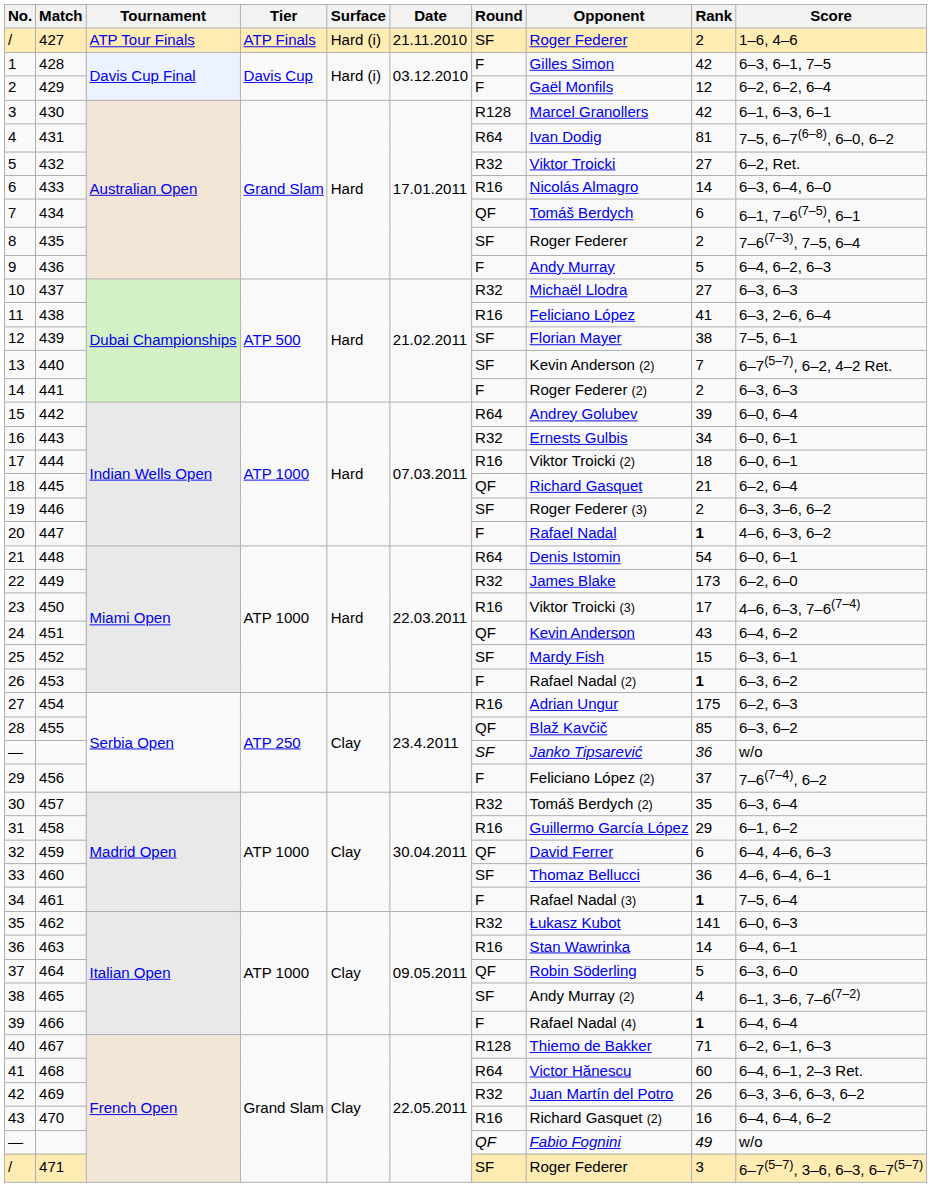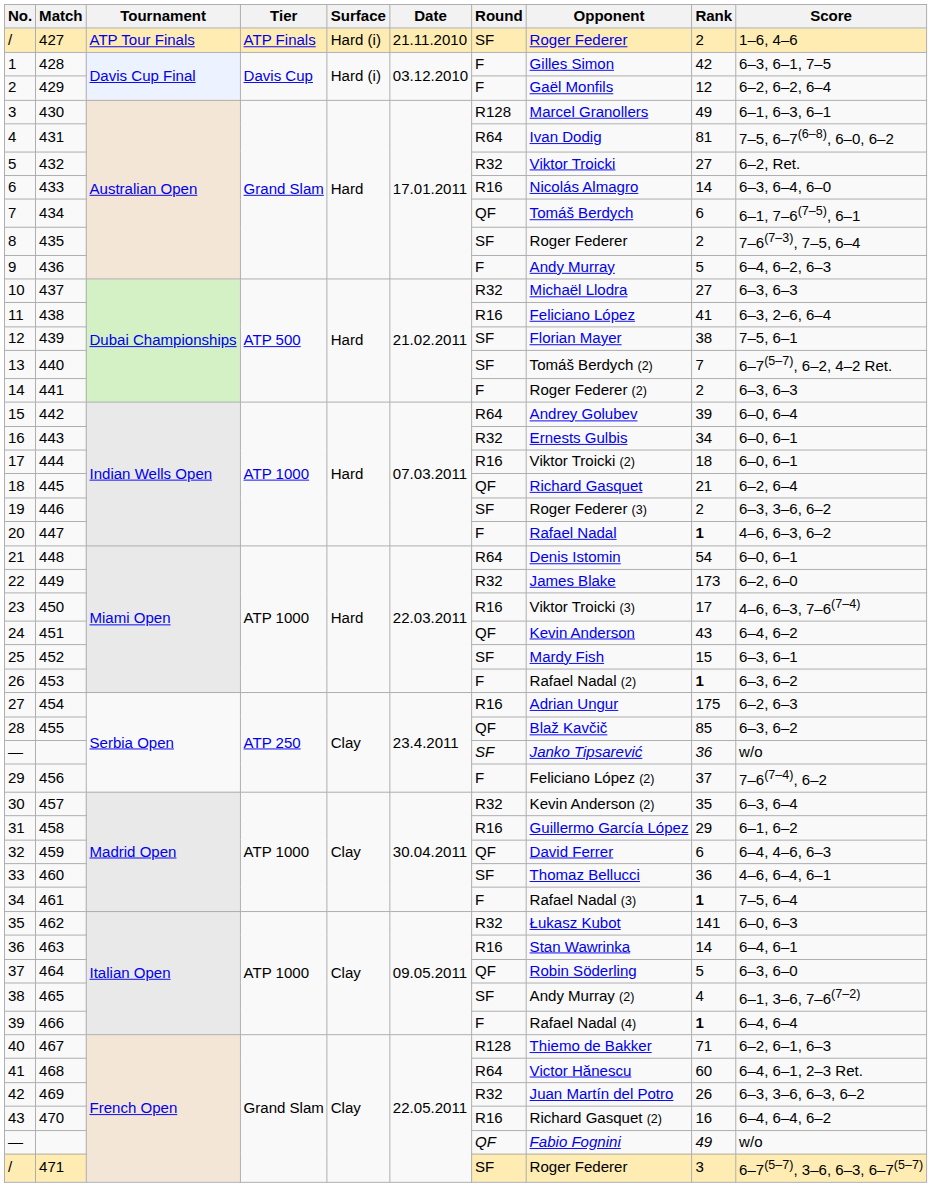(704, 111) 42 -> (704, 111) 49
(592, 364) Kevin Anderson (2) -> (591, 364) Tomáš Berdych (2)
(591, 804) Tomáš Berdych (2) -> (592, 804) Kevin Anderson (2)
